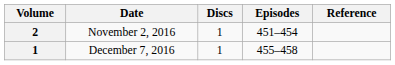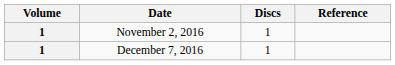- column: (277, 13)
(35, 32) 2 -> (42, 32) 1
